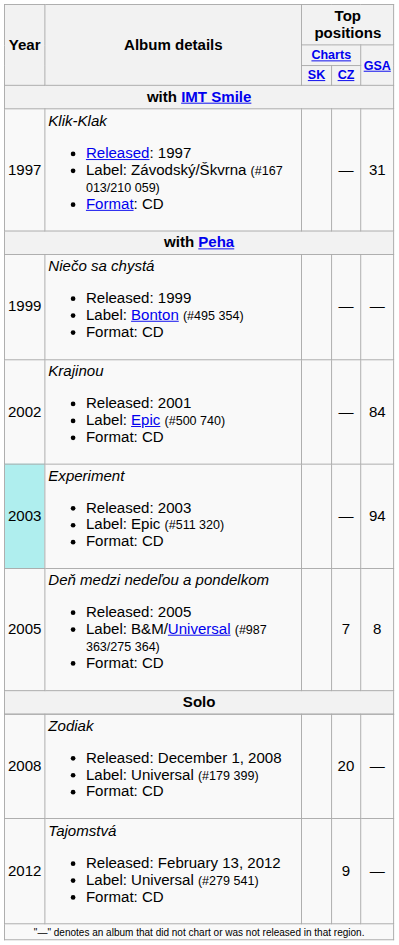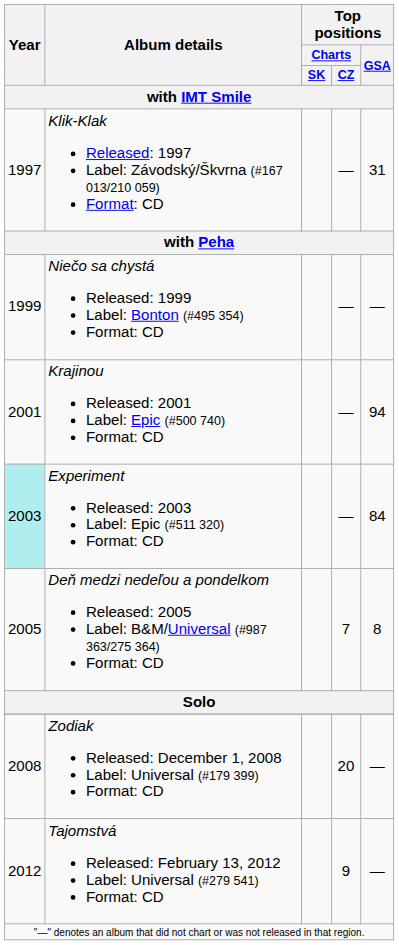(25, 411) 2002 -> (25, 411) 2001
(377, 411) 84 -> (377, 411) 94
(377, 516) 94 -> (377, 516) 84
